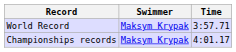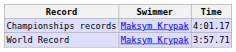rows swapped: (38, 26) <-> (61, 40)
